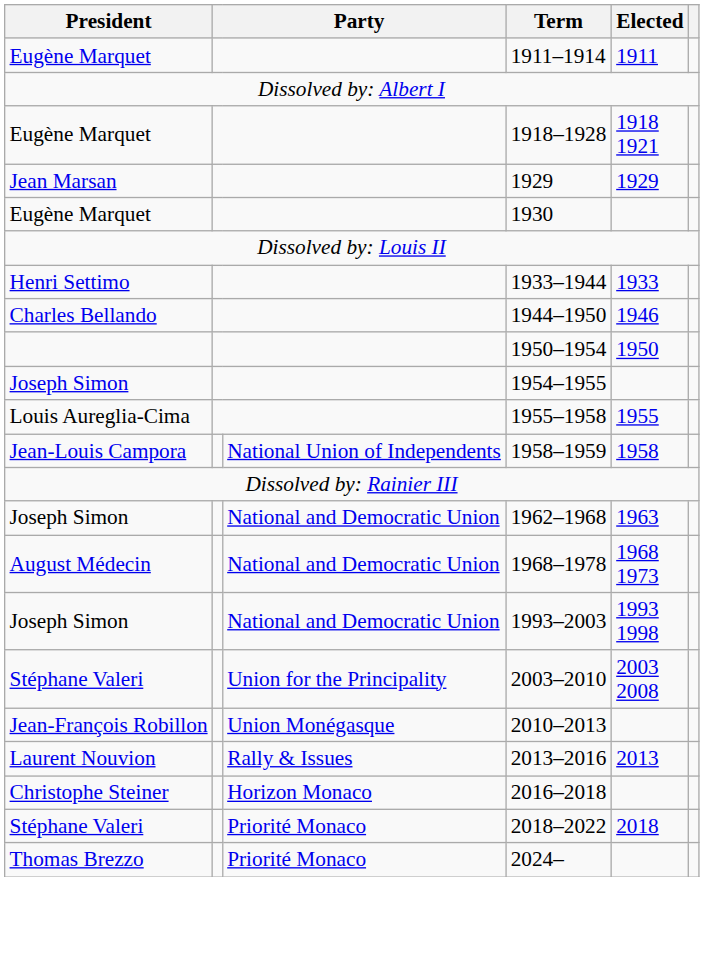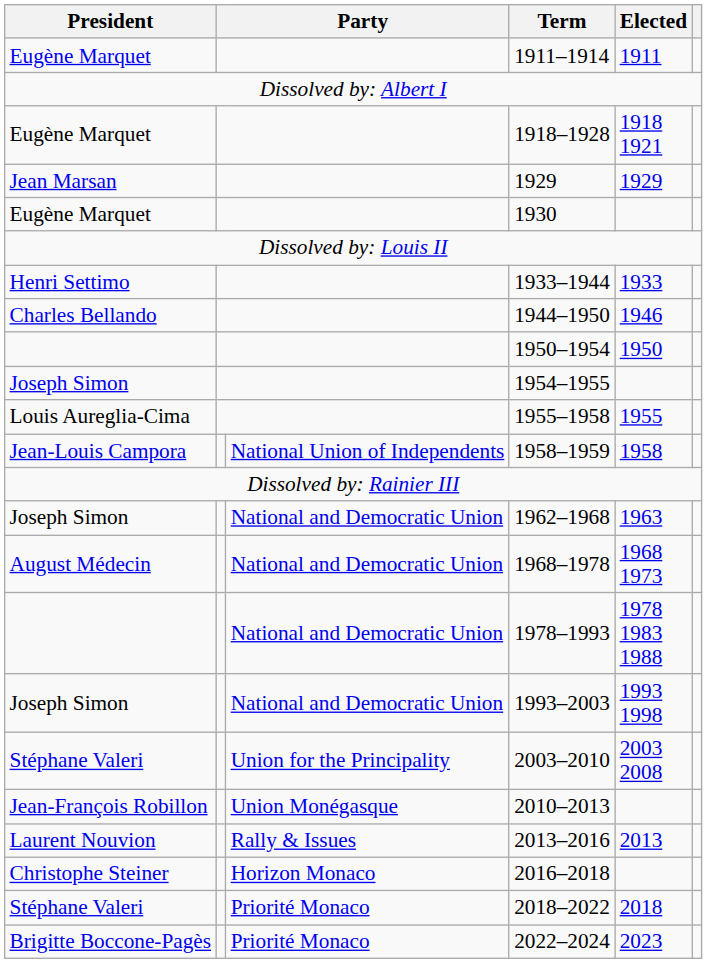+ row: (562, 633)
+ row: (562, 941)
- row: (537, 859)
